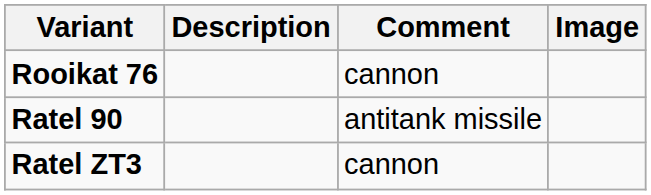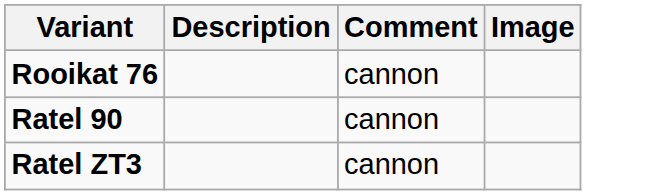(443, 119) antitank missile -> (392, 119) cannon
